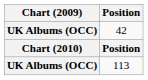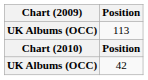rows swapped: (121, 65) <-> (121, 30)
